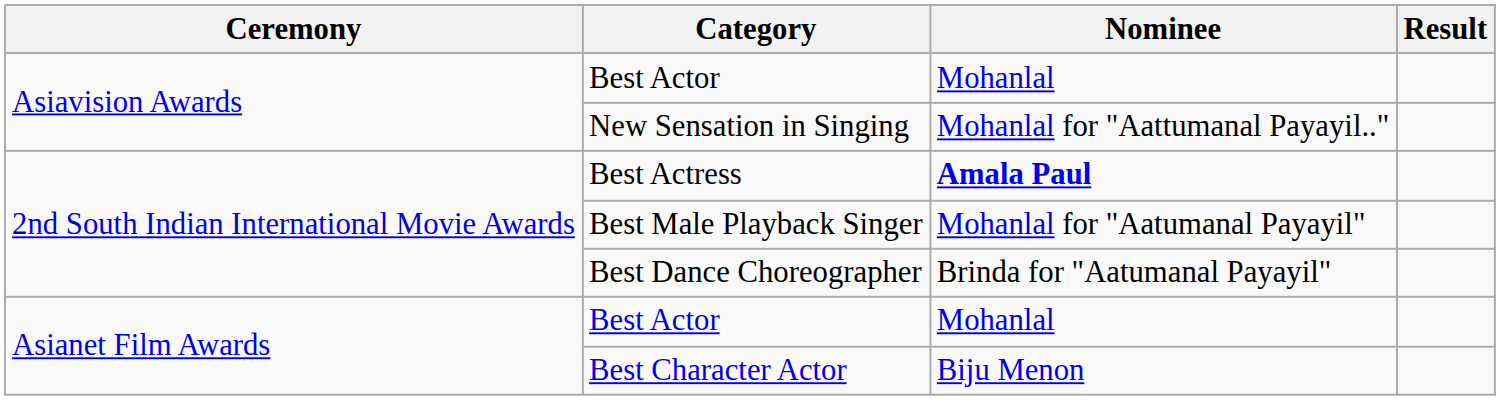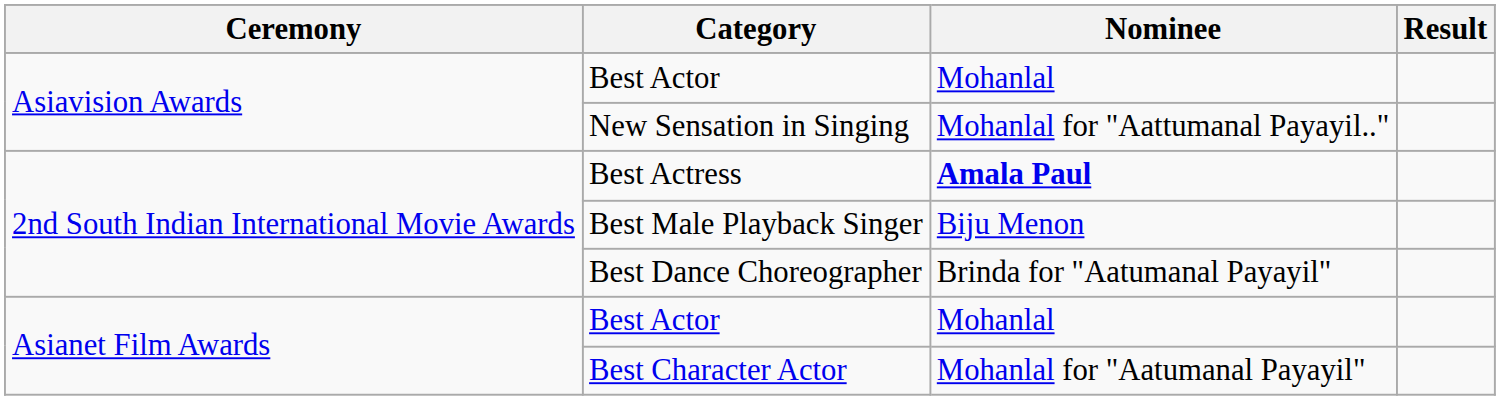(1151, 223) Mohanlal for "Aatumanal Payayil" -> (1011, 223) Biju Menon
(1011, 369) Biju Menon -> (1151, 369) Mohanlal for "Aatumanal Payayil"
